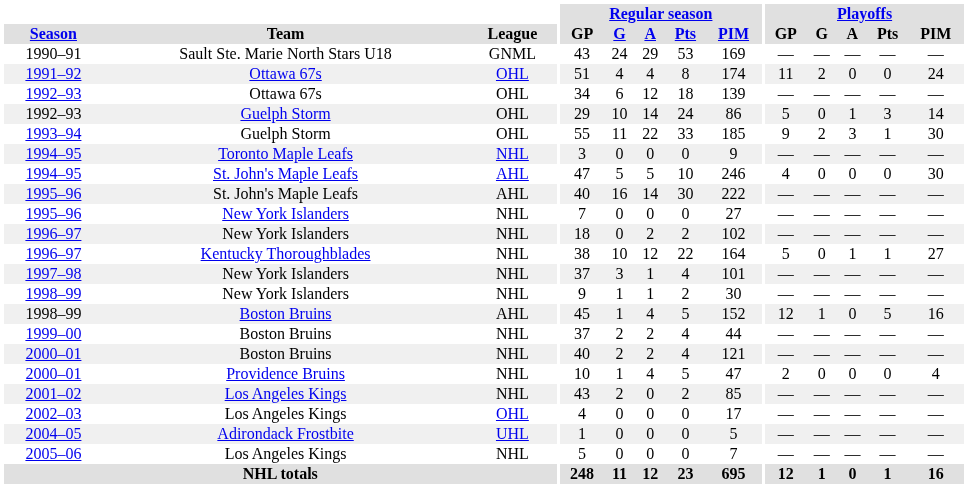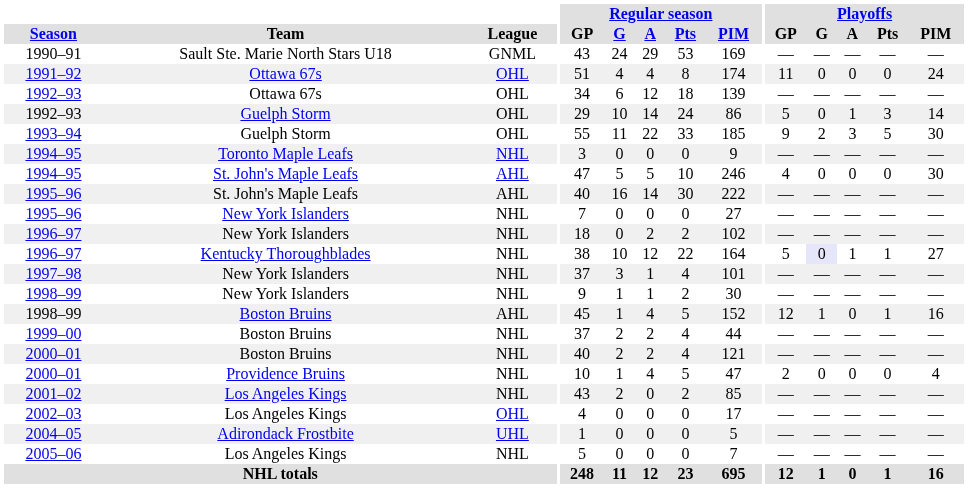(822, 74) 2 -> (822, 74) 0
(888, 134) 1 -> (888, 134) 5
(822, 254) no background -> (822, 254) lavender background
(888, 314) 5 -> (888, 314) 1
